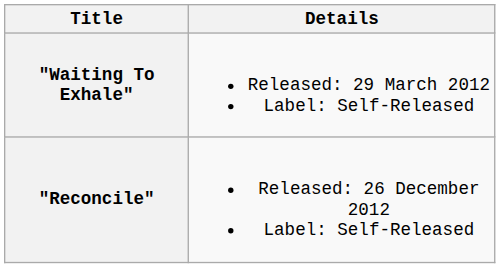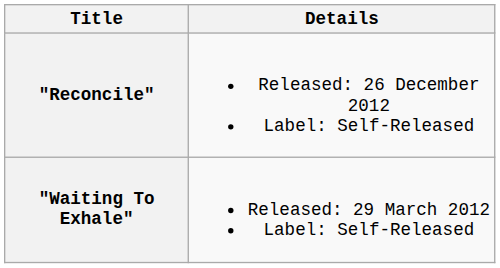rows swapped: (97, 85) <-> (97, 200)
